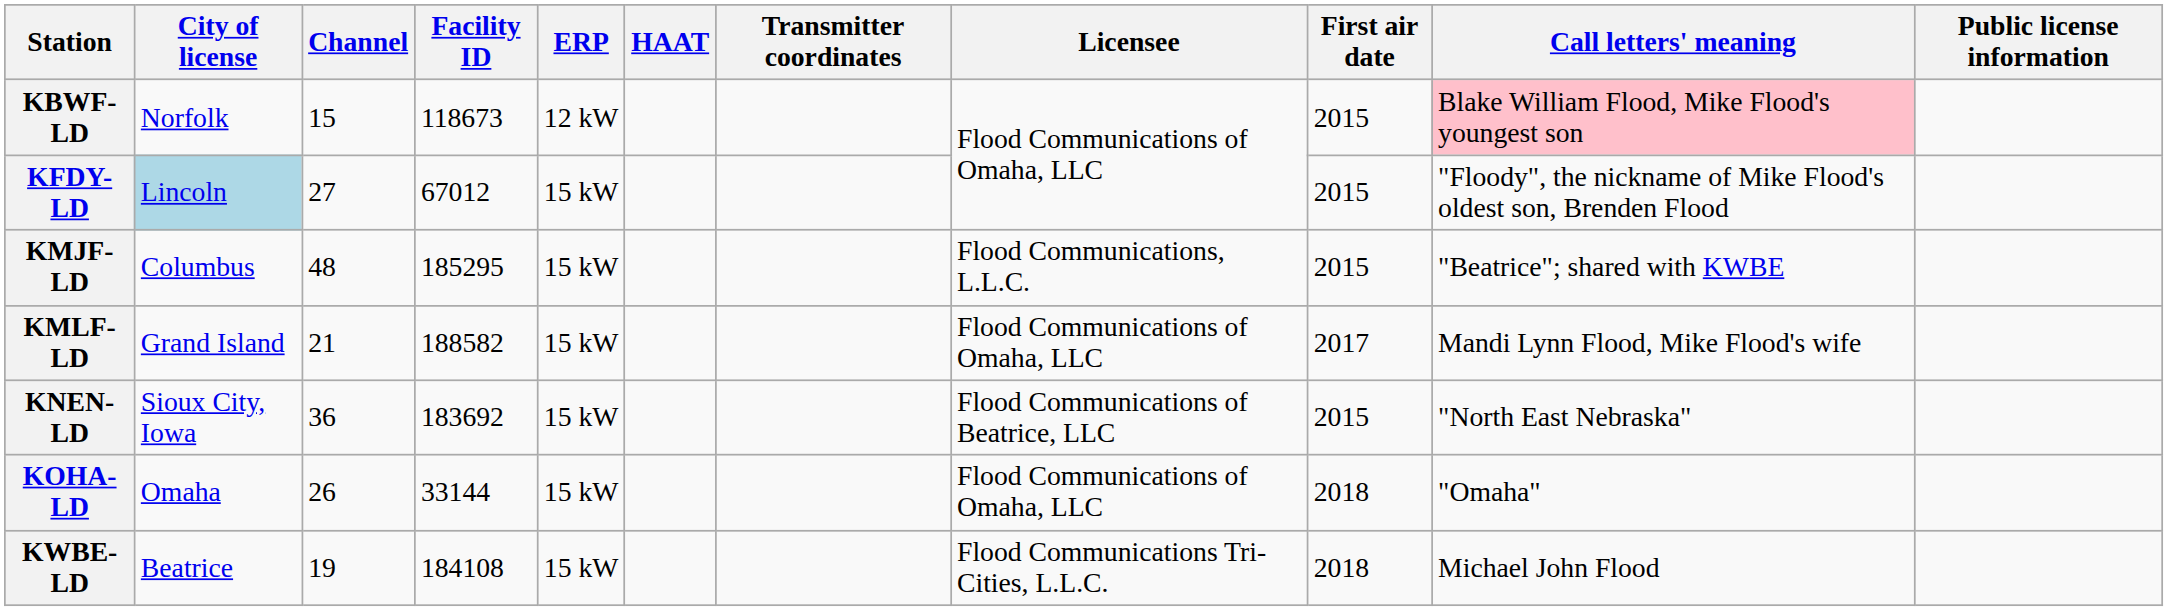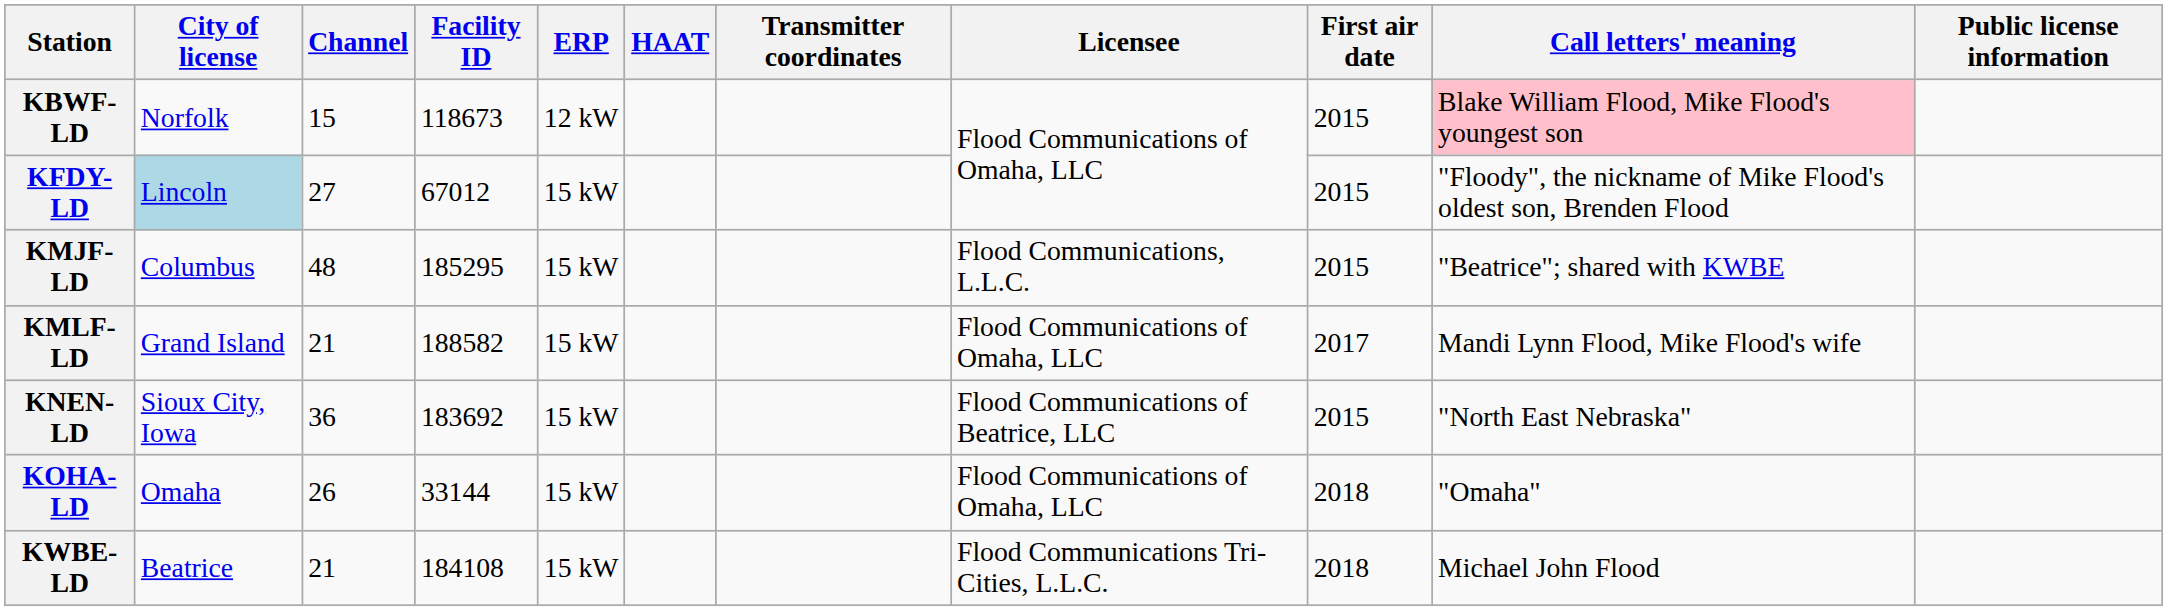(322, 567) 19 -> (322, 567) 21
